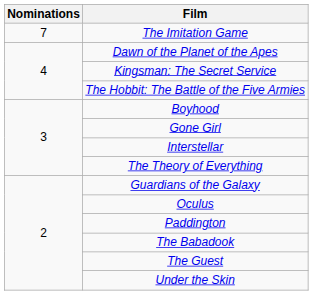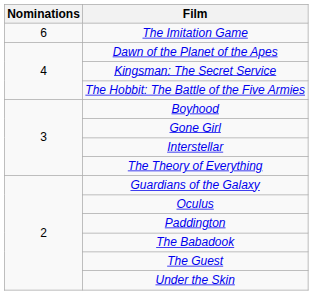(43, 33) 7 -> (43, 33) 6
